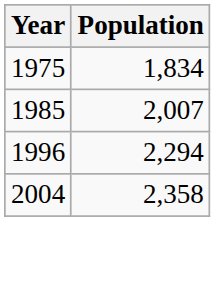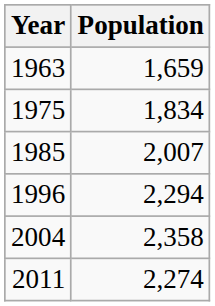+ row: (38, 68)
+ row: (39, 279)
